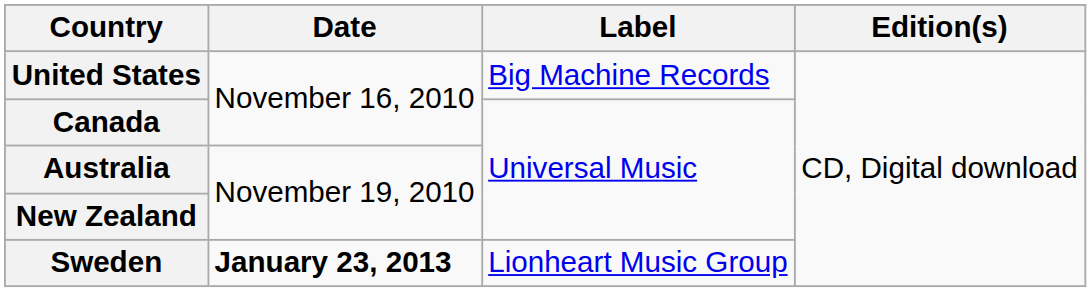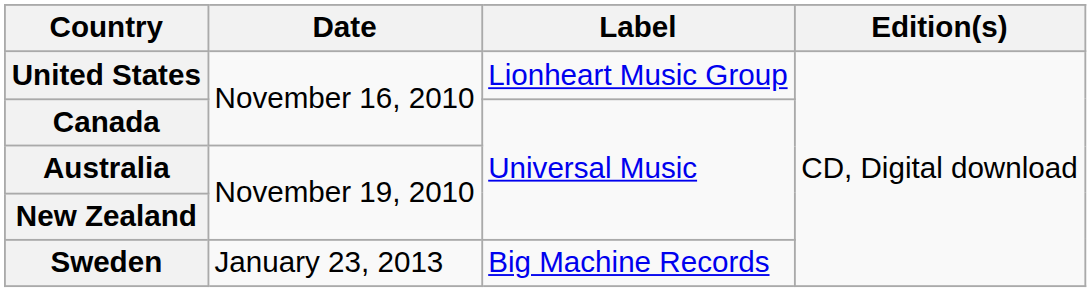(629, 74) Big Machine Records -> (638, 74) Lionheart Music Group
(333, 262) bold -> (329, 262) normal
(638, 262) Lionheart Music Group -> (629, 262) Big Machine Records
